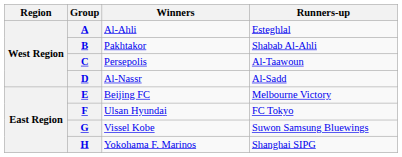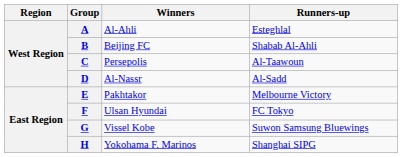(125, 45) Pakhtakor -> (127, 45) Beijing FC
(127, 95) Beijing FC -> (125, 95) Pakhtakor
